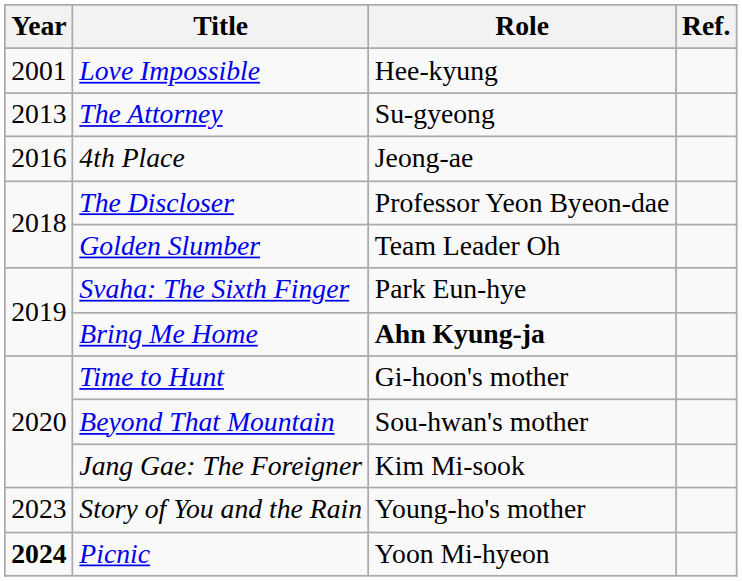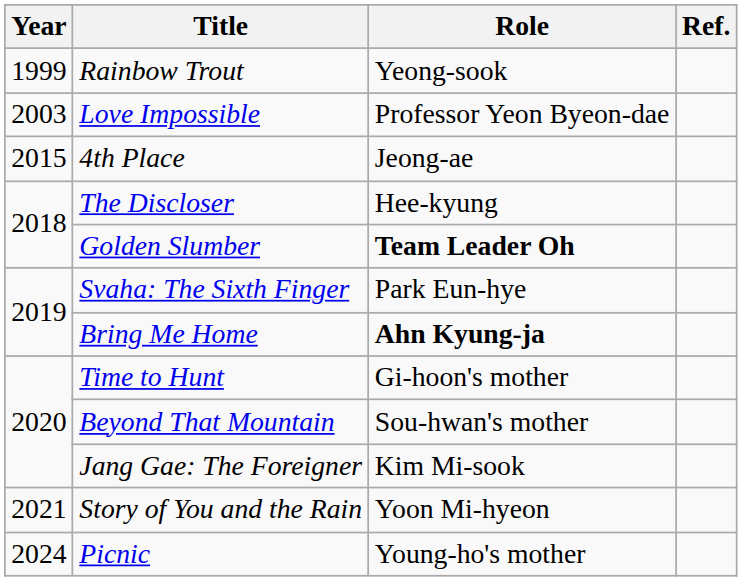+ row: (162, 70)
(39, 70) 2001 -> (39, 114) 2003
(436, 70) Hee-kyung -> (522, 114) Professor Yeon Byeon-dae
- row: (151, 114)
(39, 158) 2016 -> (39, 158) 2015
(522, 202) Professor Yeon Byeon-dae -> (436, 202) Hee-kyung
(468, 245) normal -> (475, 245) bold
(39, 509) 2023 -> (39, 509) 2021
(480, 509) Young-ho's mother -> (462, 509) Yoon Mi-hyeon
(39, 553) bold -> (39, 553) normal
(462, 553) Yoon Mi-hyeon -> (480, 553) Young-ho's mother
